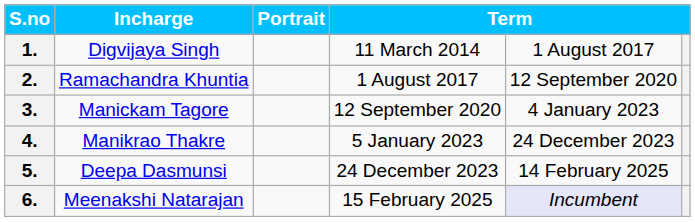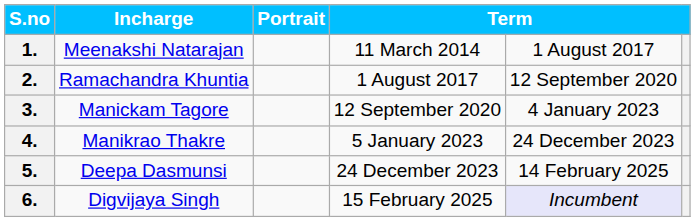(154, 49) Digvijaya Singh -> (154, 49) Meenakshi Natarajan
(154, 200) Meenakshi Natarajan -> (154, 200) Digvijaya Singh
